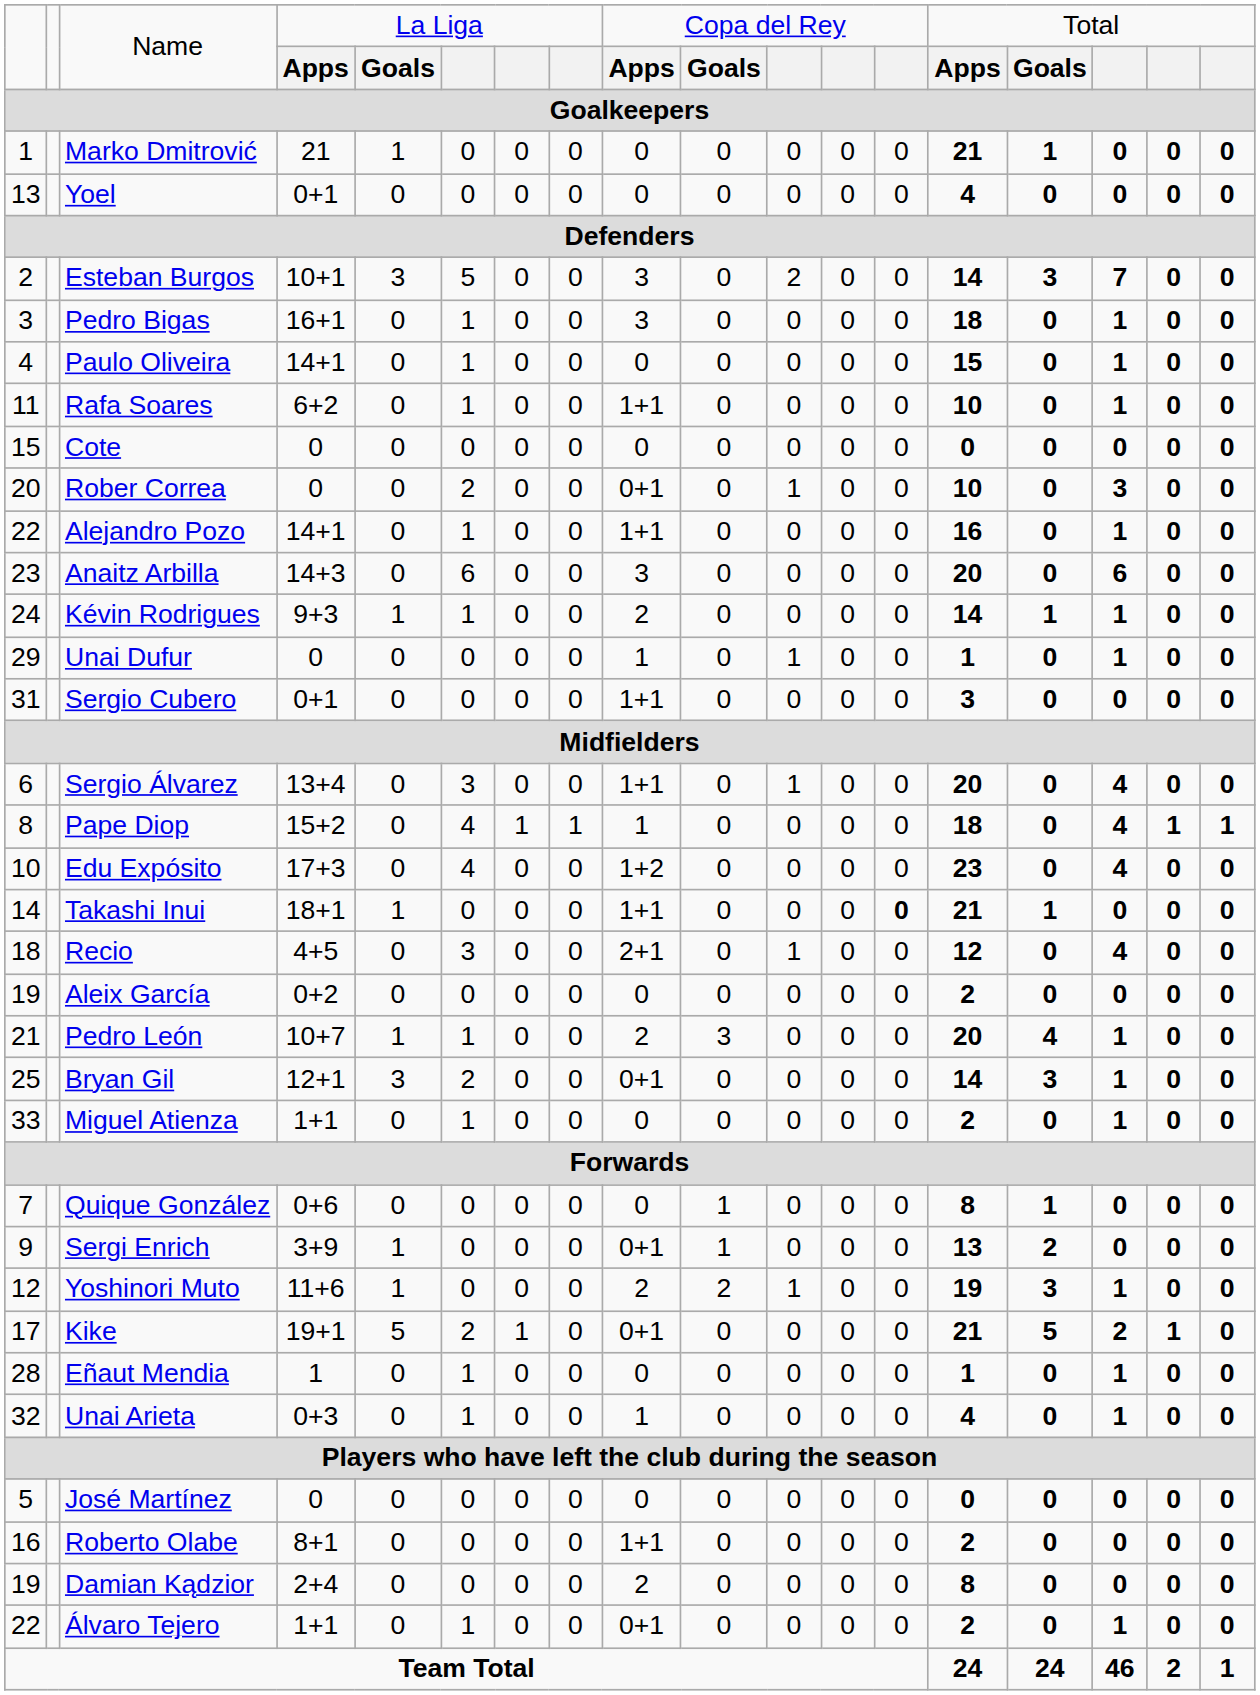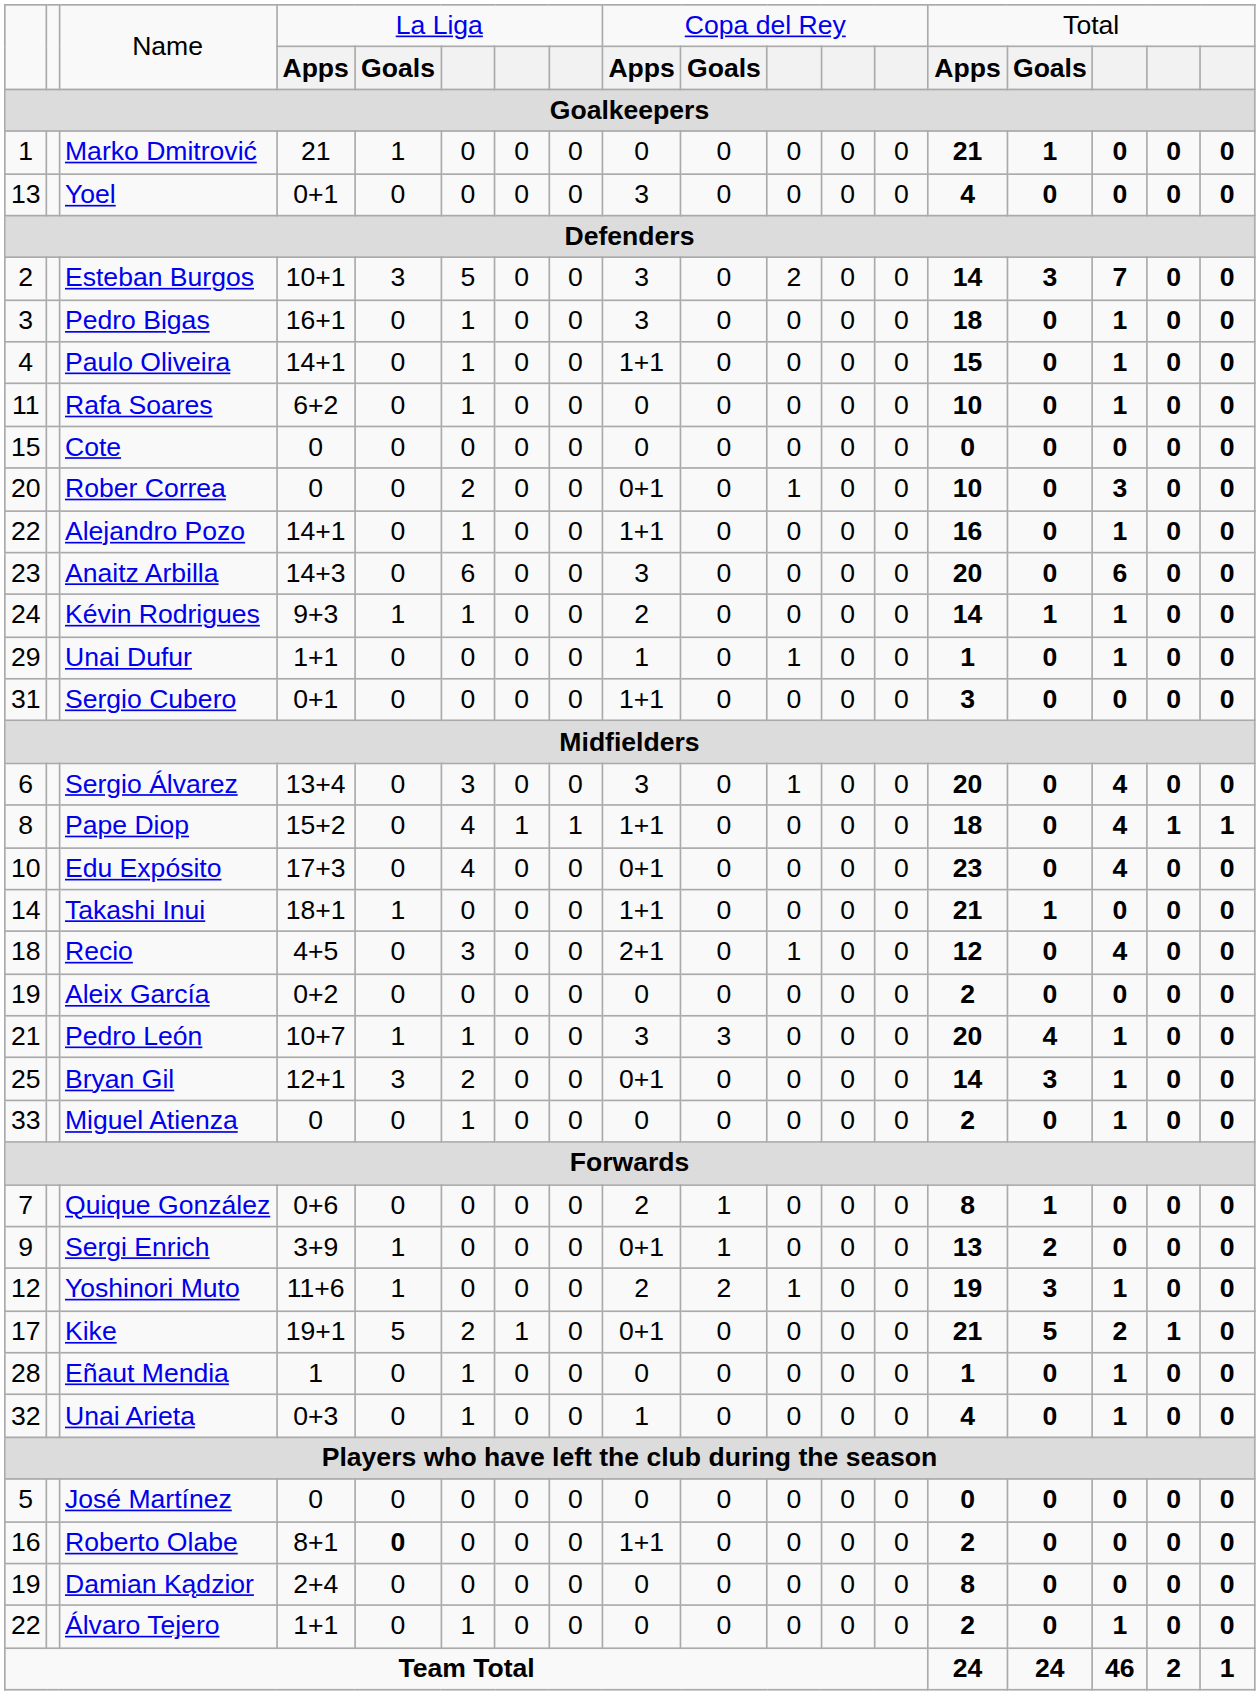(642, 194) 0 -> (642, 194) 3
(642, 362) 0 -> (642, 362) 1+1
(642, 404) 1+1 -> (642, 404) 0
(316, 657) 0 -> (316, 657) 1+1
(642, 783) 1+1 -> (642, 783) 3
(642, 825) 1 -> (642, 825) 1+1
(642, 868) 1+2 -> (642, 868) 0+1
(901, 910) bold -> (901, 910) normal
(642, 1036) 2 -> (642, 1036) 3
(316, 1120) 1+1 -> (316, 1120) 0
(642, 1204) 0 -> (642, 1204) 2
(398, 1541) normal -> (398, 1541) bold
(642, 1584) 2 -> (642, 1584) 0
(642, 1626) 0+1 -> (642, 1626) 0
